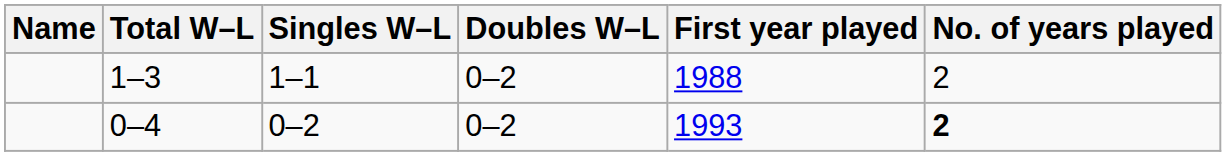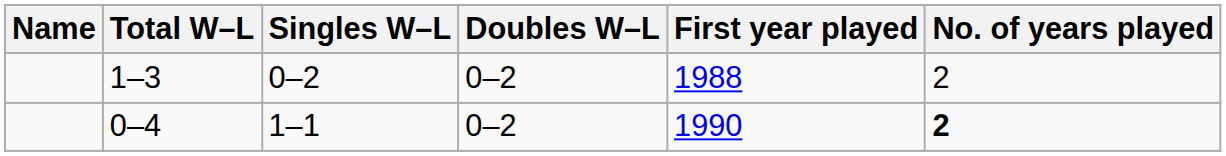(294, 77) 1–1 -> (294, 77) 0–2
(294, 126) 0–2 -> (294, 126) 1–1
(708, 126) 1993 -> (708, 126) 1990
